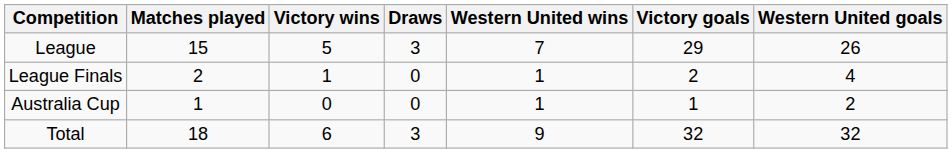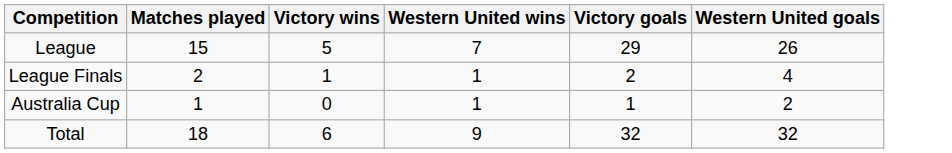- column: (415, 18)
